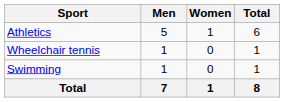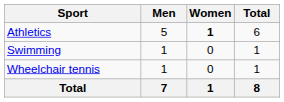(210, 32) normal -> (210, 32) bold
rows swapped: (34, 69) <-> (53, 50)
